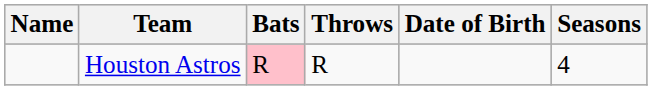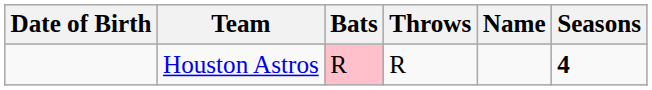columns swapped: (42, 24) <-> (475, 24)
(563, 64) normal -> (563, 64) bold
